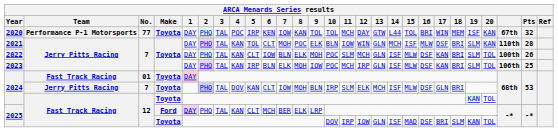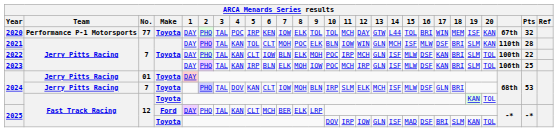(301, 32) KAN -> (301, 32) ELK
(348, 54) SLM -> (348, 54) IRP
(529, 54) 26 -> (529, 54) 22
(81, 76) Fast Track Racing -> (81, 76) Jerry Pitts Racing
